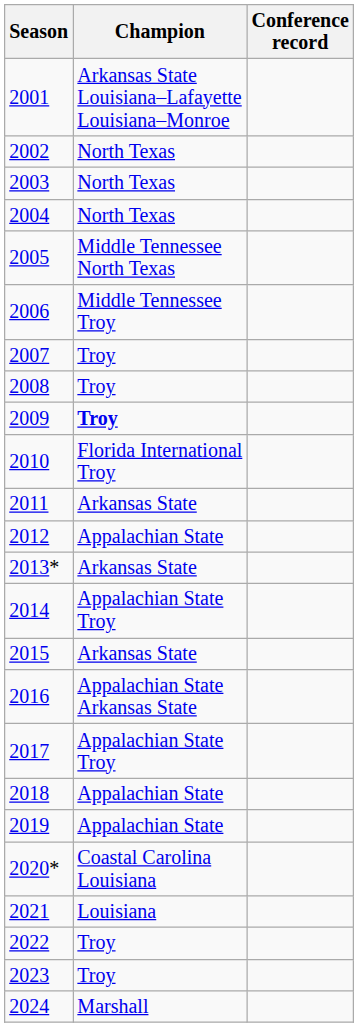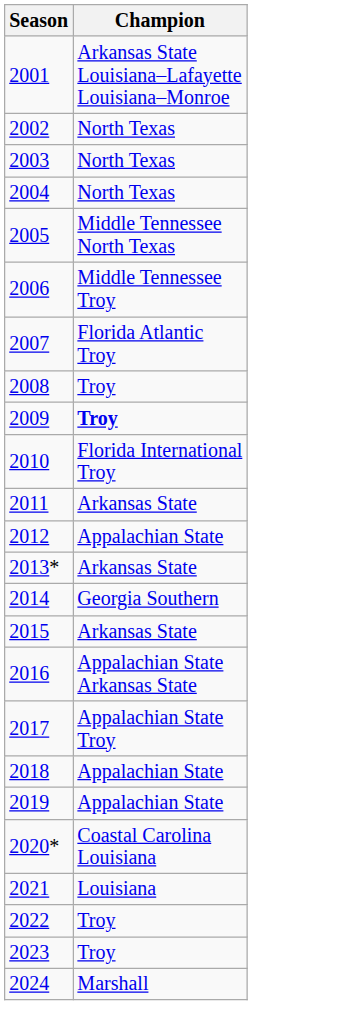- column: (300, 31)
(96, 354) Troy -> (140, 343) Florida Atlantic Troy
(150, 610) Appalachian State Troy -> (148, 599) Georgia Southern
